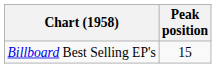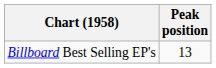(185, 52) 15 -> (185, 52) 13
